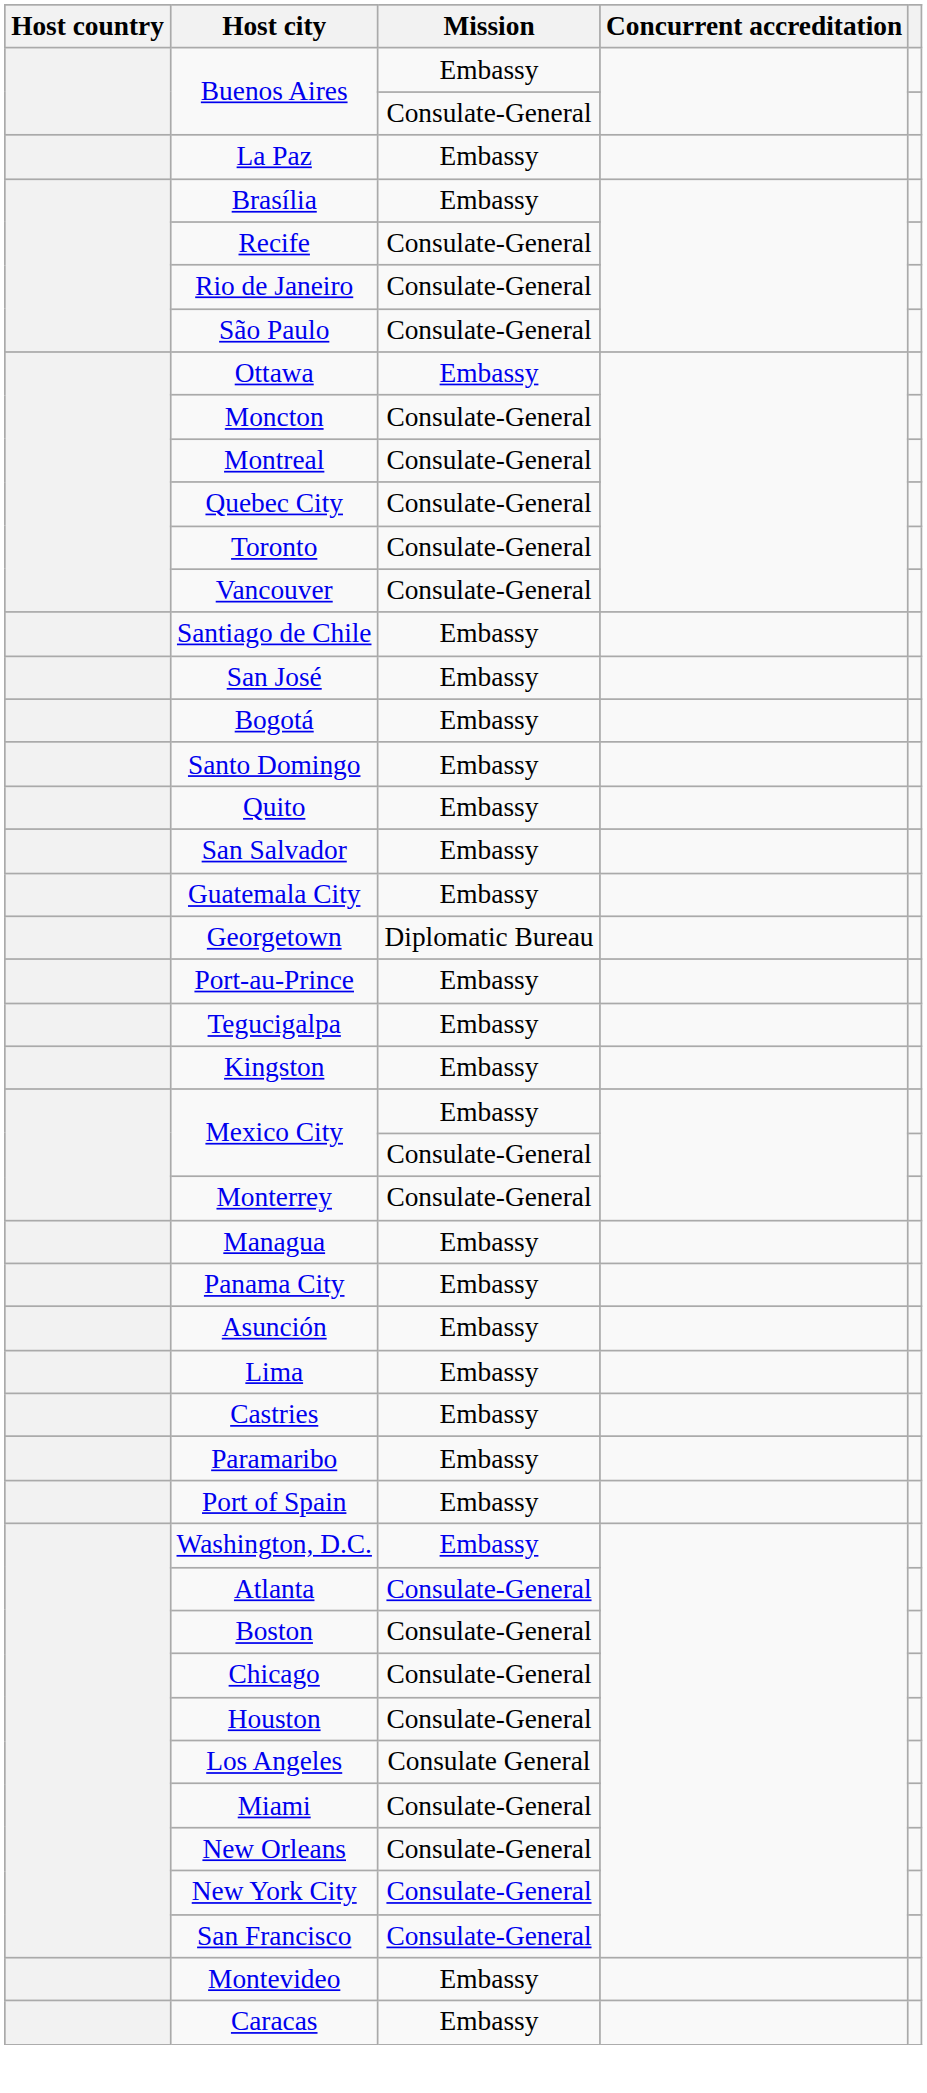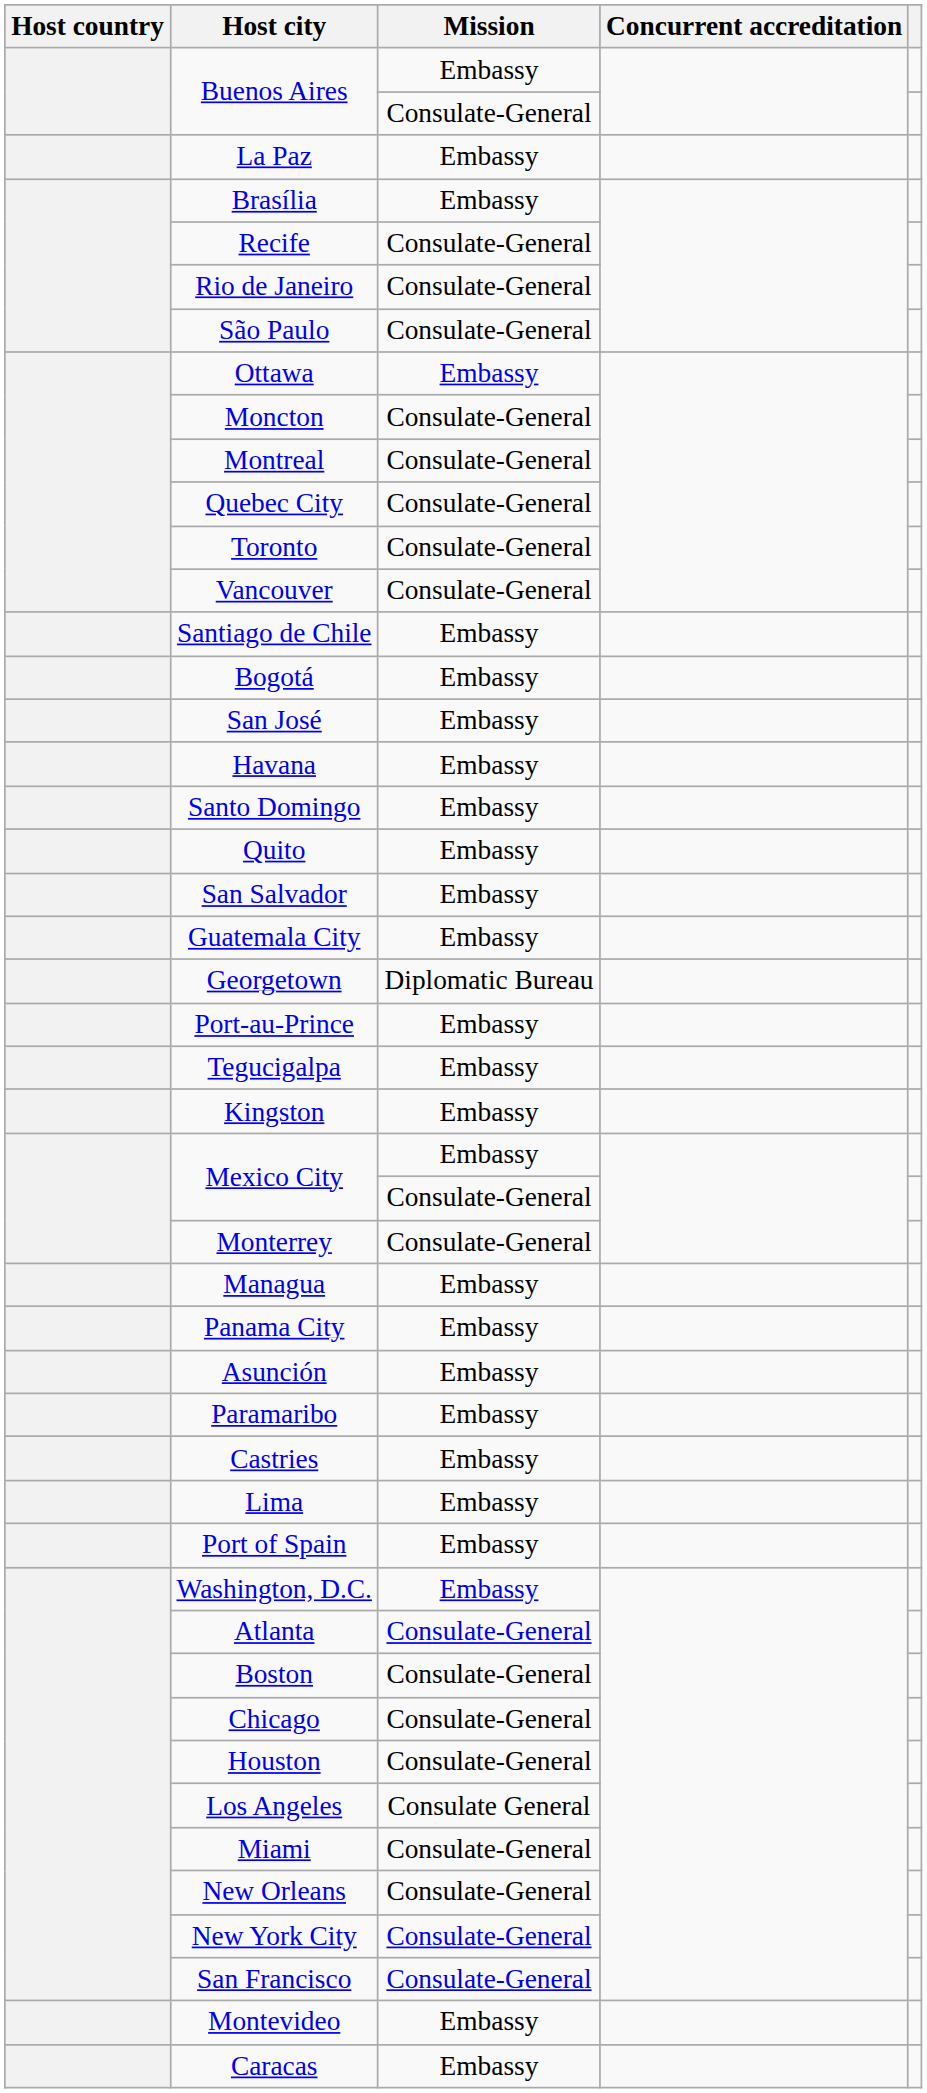rows swapped: (274, 720) <-> (274, 677)
+ row: (274, 763)
rows swapped: (274, 1371) <-> (274, 1458)
